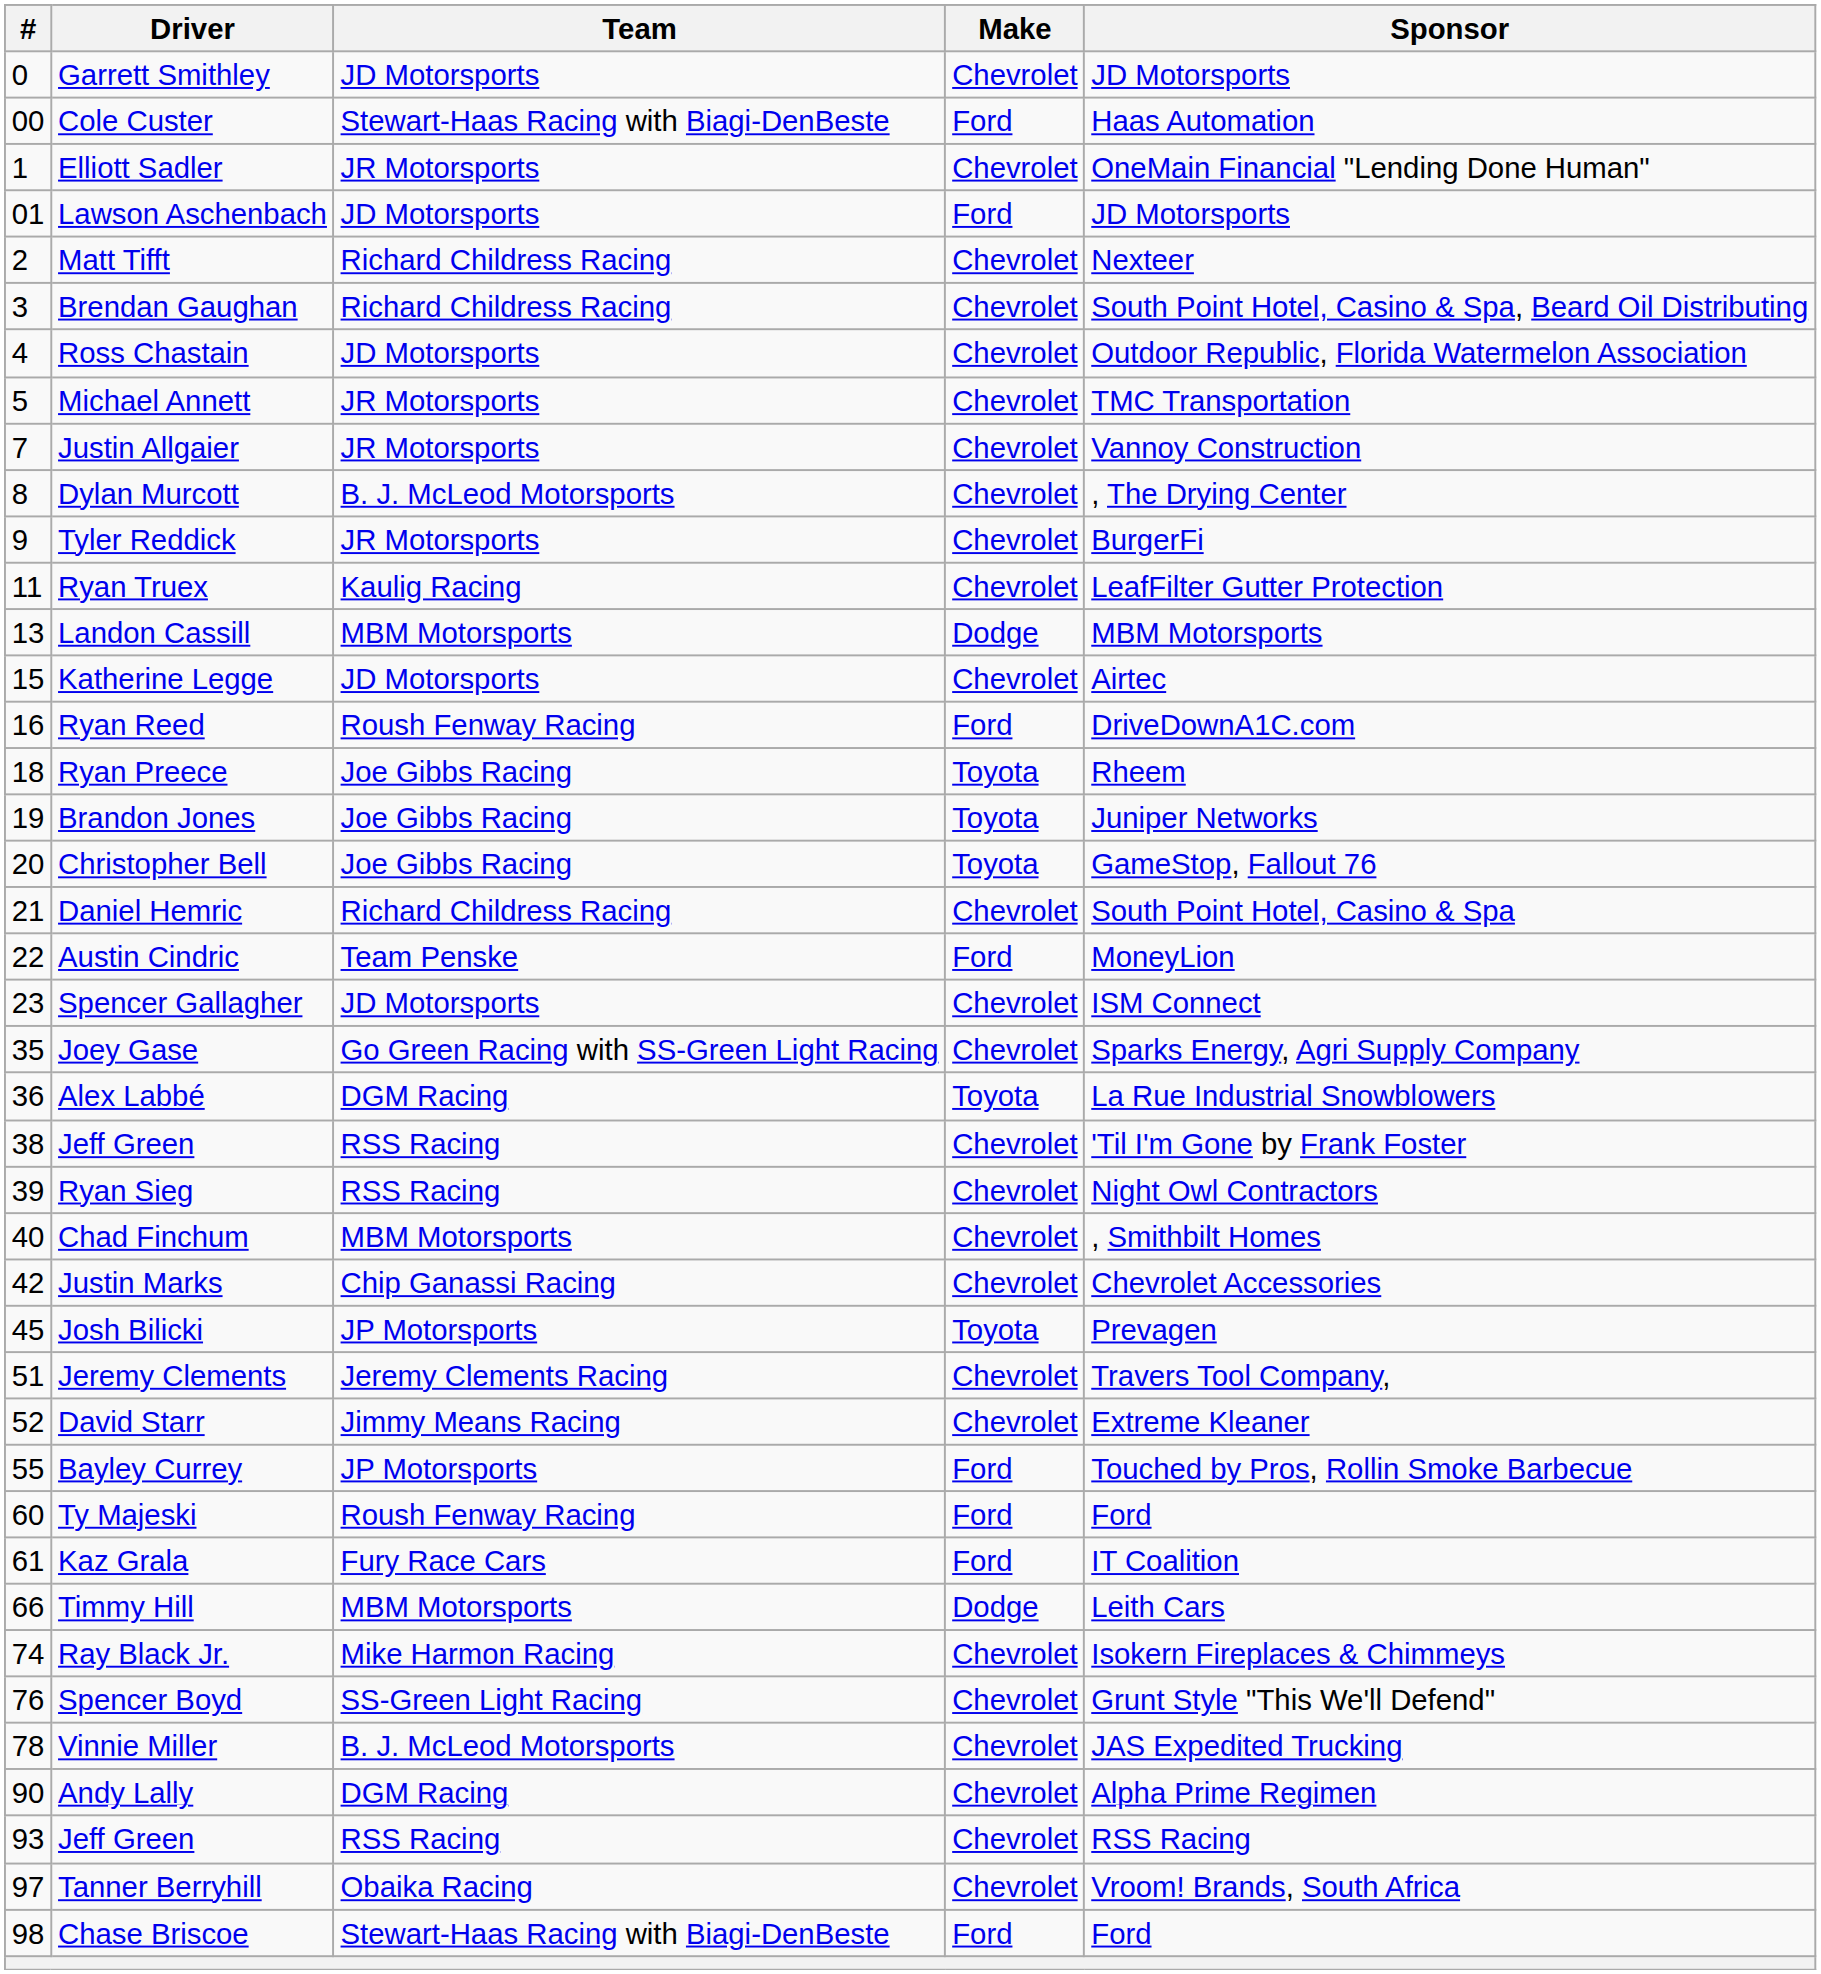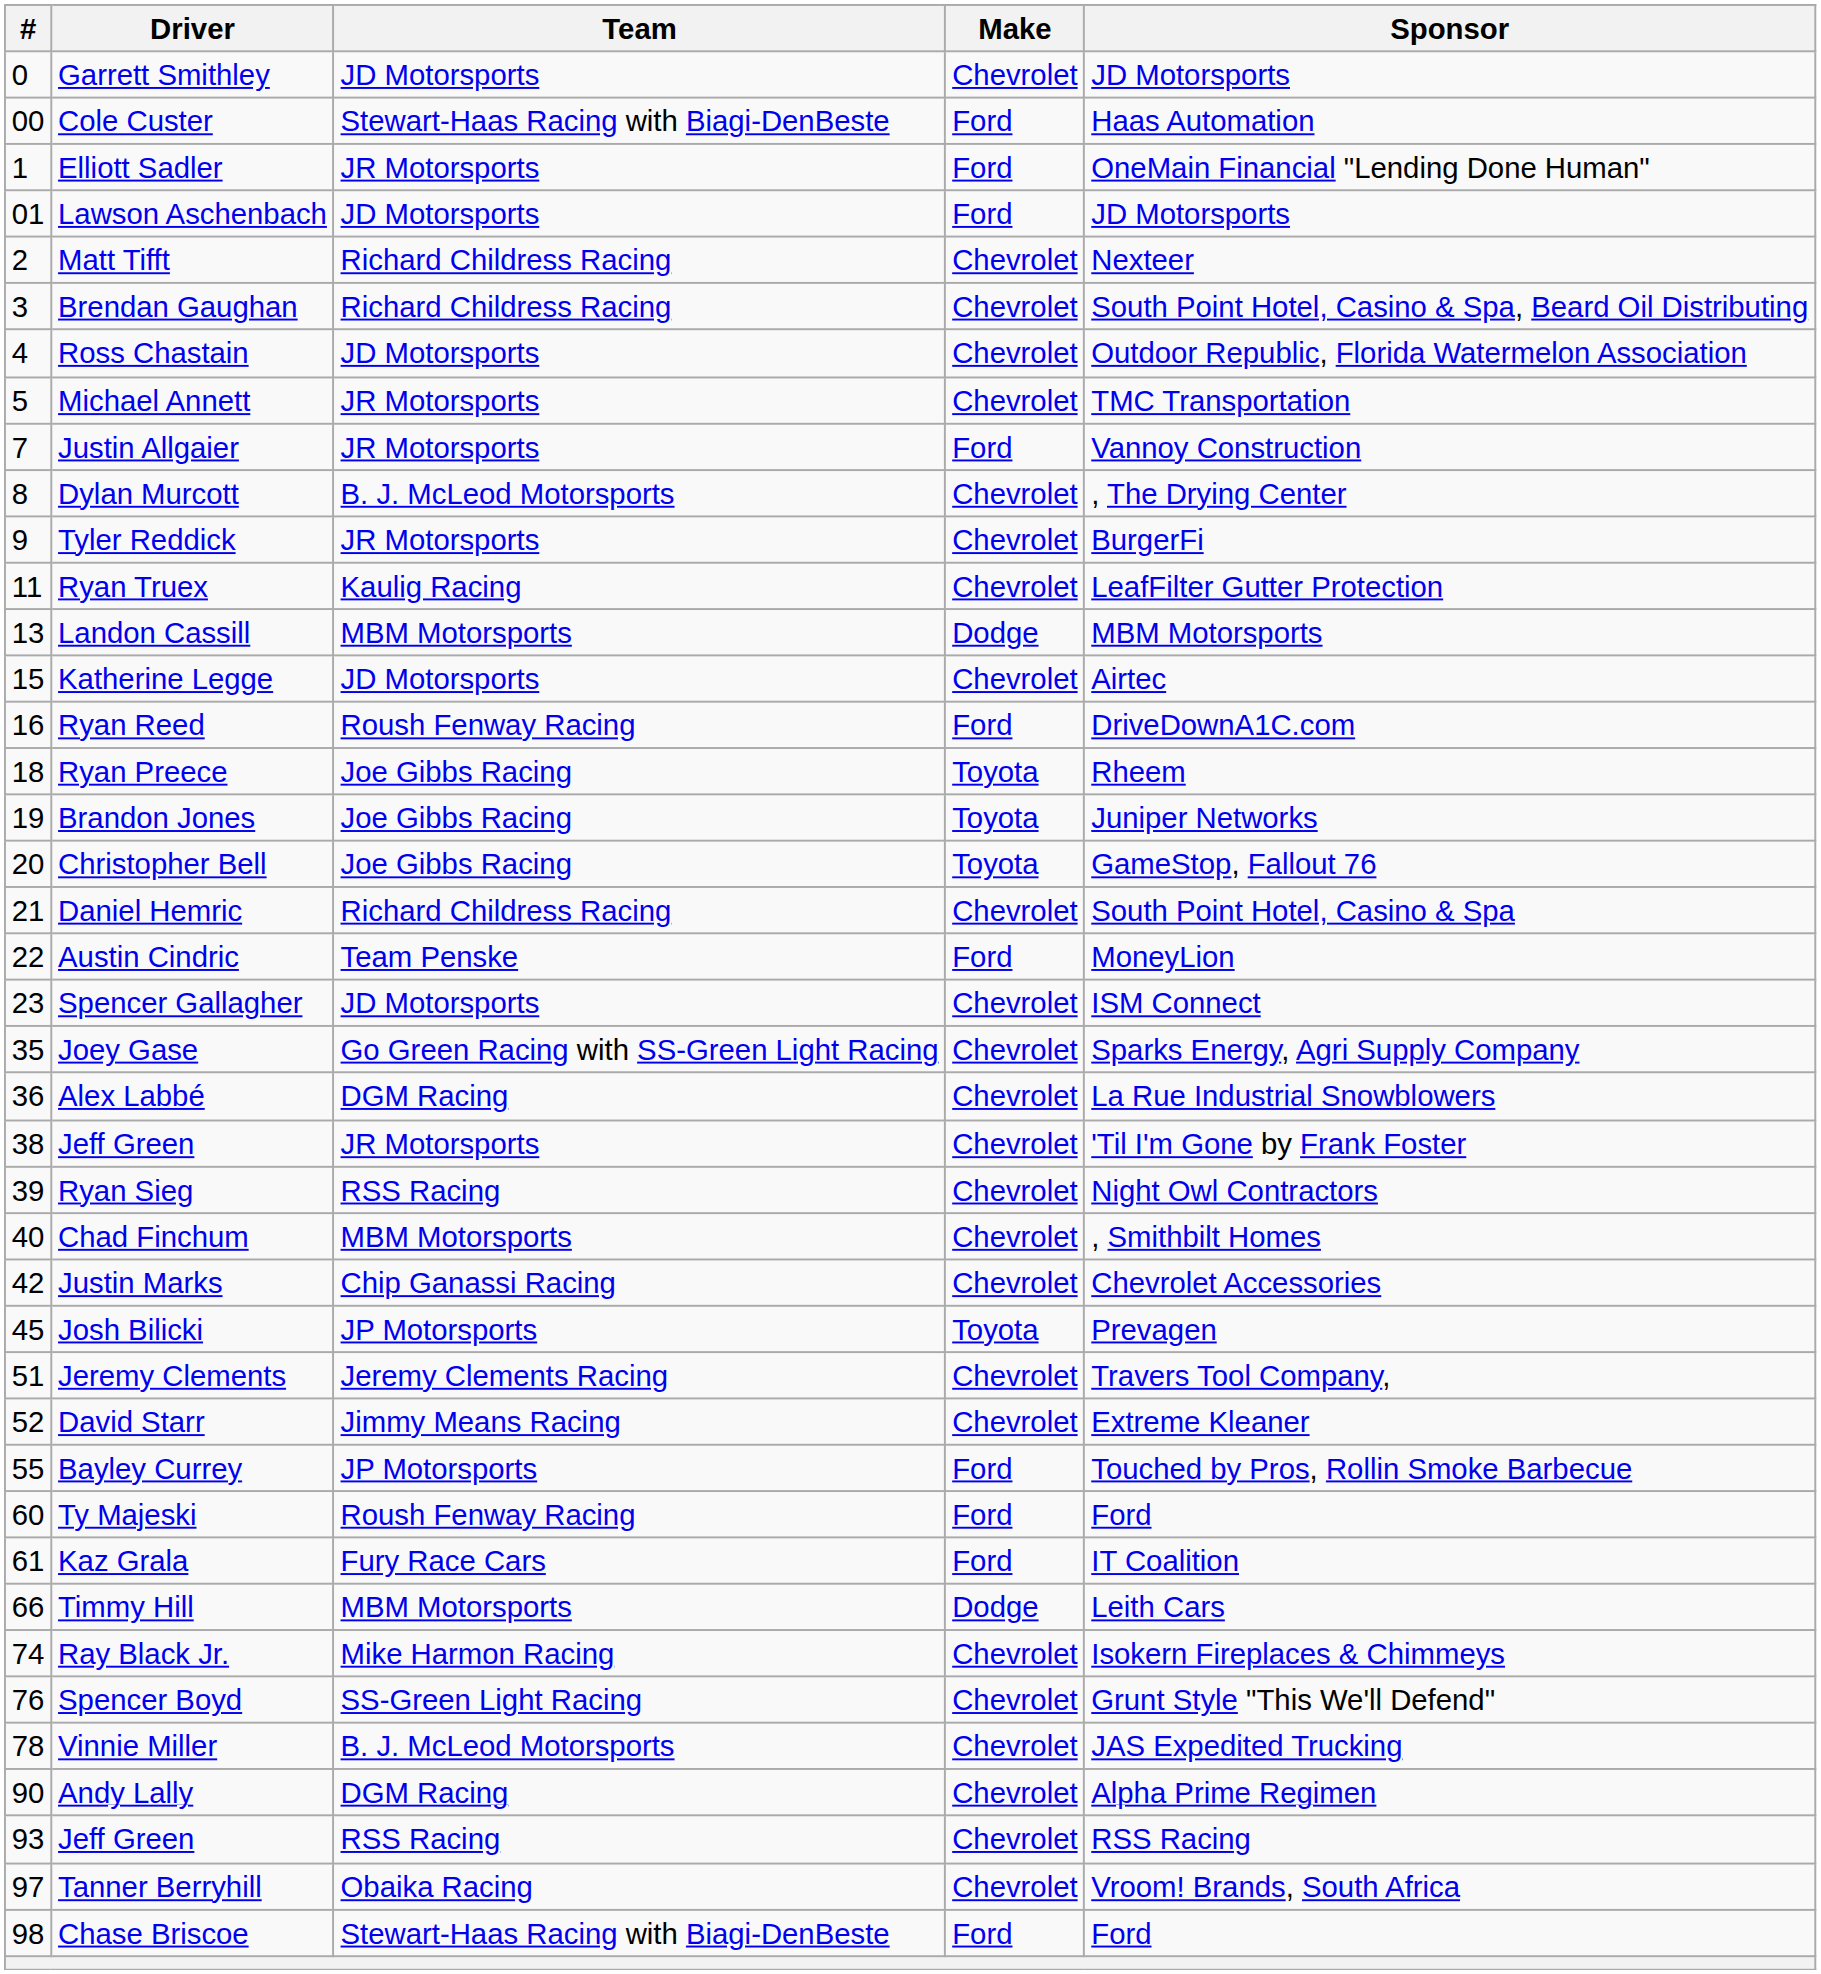(1015, 168) Chevrolet -> (982, 168) Ford
(1015, 446) Chevrolet -> (982, 446) Ford
(995, 1097) Toyota -> (1015, 1097) Chevrolet
(420, 1143) RSS Racing -> (440, 1143) JR Motorsports
